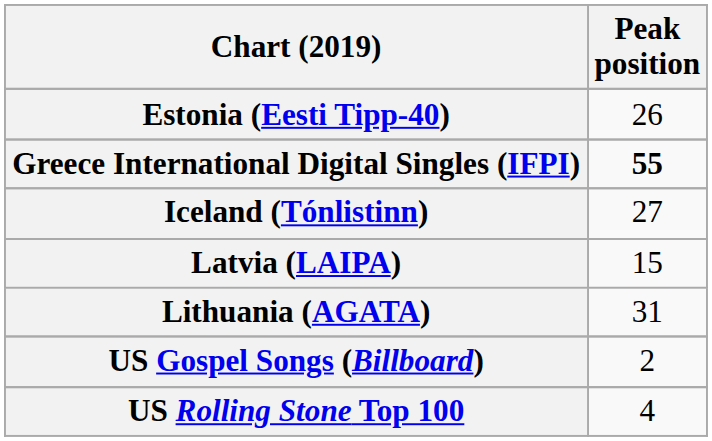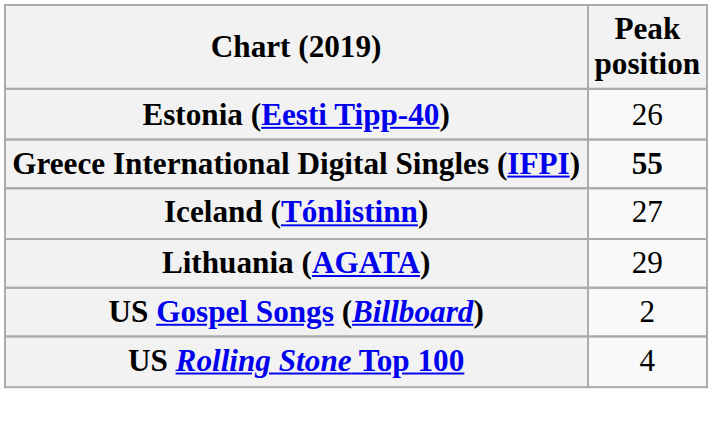- row: (296, 262)
(647, 311) 31 -> (647, 262) 29
